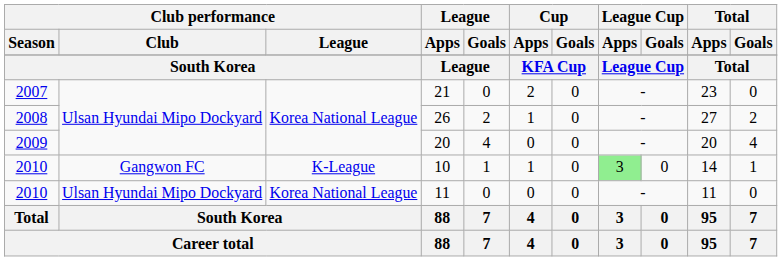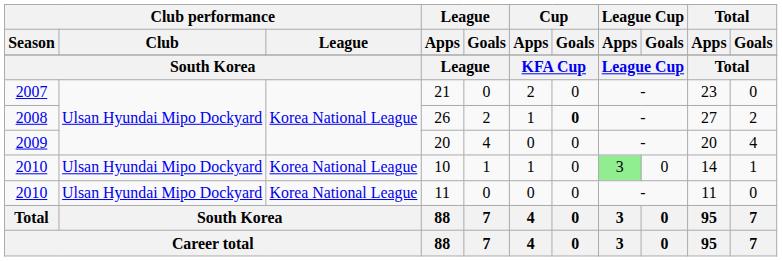(575, 117) normal -> (575, 117) bold
(162, 167) Gangwon FC -> (162, 167) Ulsan Hyundai Mipo Dockyard
(343, 167) K-League -> (343, 167) Korea National League
